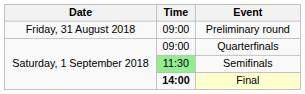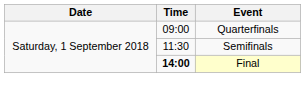- row: (248, 30)
(176, 64) lightgreen background -> (176, 47) no background
